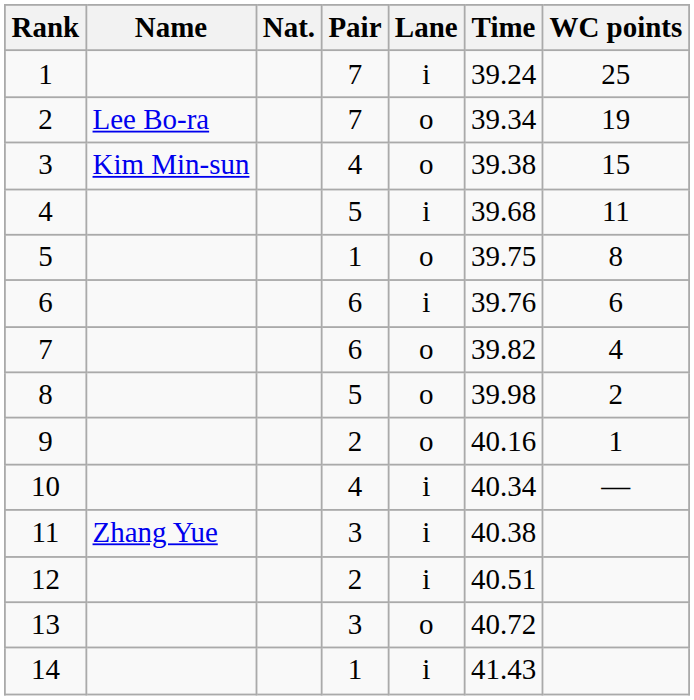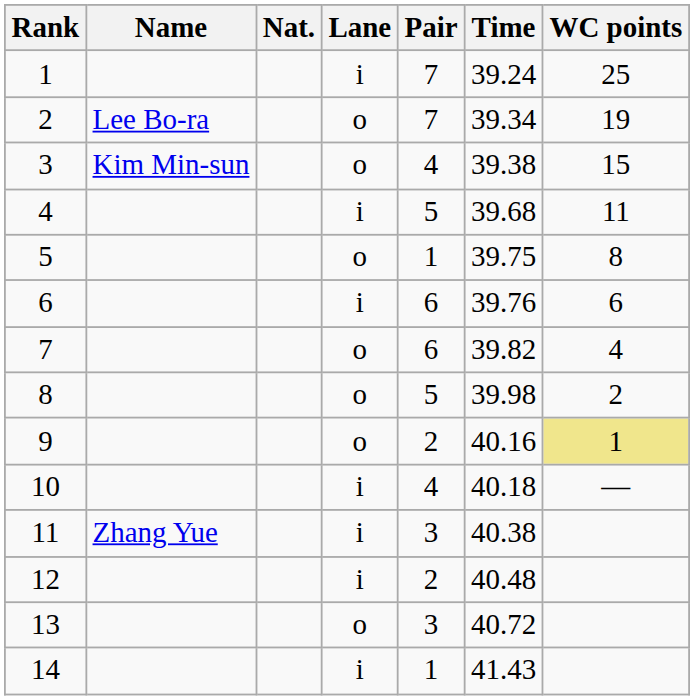columns swapped: (355, 27) <-> (426, 27)
(616, 440) no background -> (616, 440) khaki background
(504, 486) 40.34 -> (504, 486) 40.18
(504, 578) 40.51 -> (504, 578) 40.48
